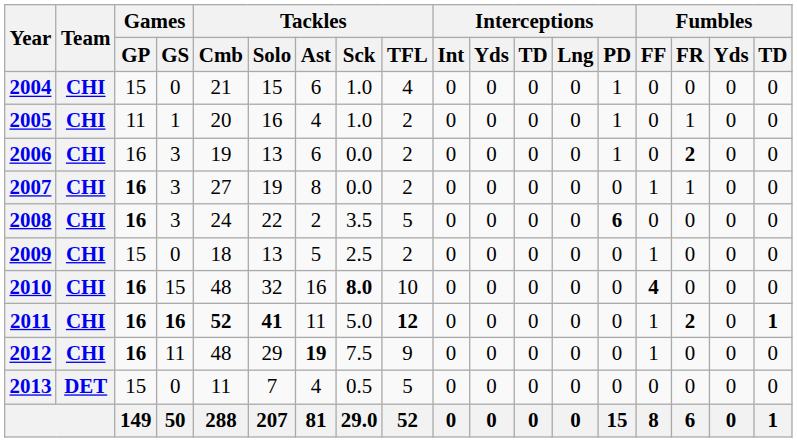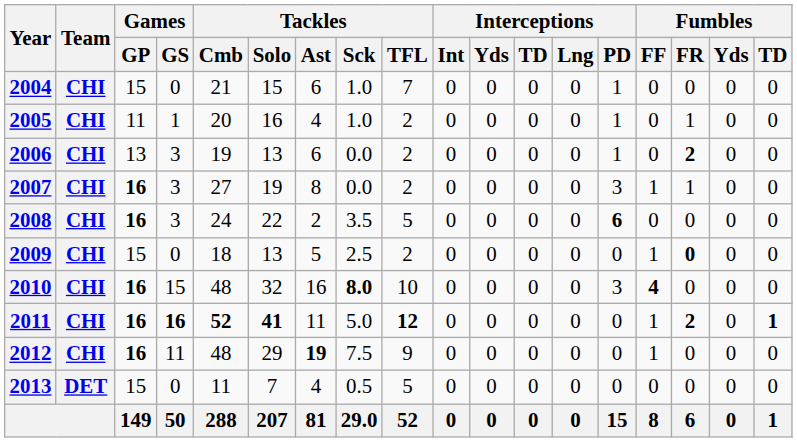(407, 87) 4 -> (407, 87) 7
(136, 154) 16 -> (136, 154) 13
(617, 187) 0 -> (617, 187) 3
(690, 253) normal -> (690, 253) bold
(617, 287) 0 -> (617, 287) 3
